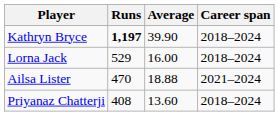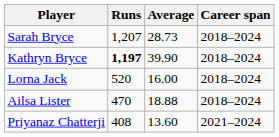+ row: (41, 36)
(121, 57) 529 -> (121, 79) 520
(231, 79) 2021–2024 -> (231, 100) 2018–2024
(231, 100) 2018–2024 -> (231, 121) 2021–2024
